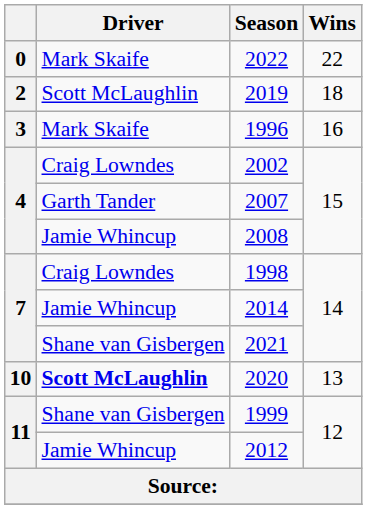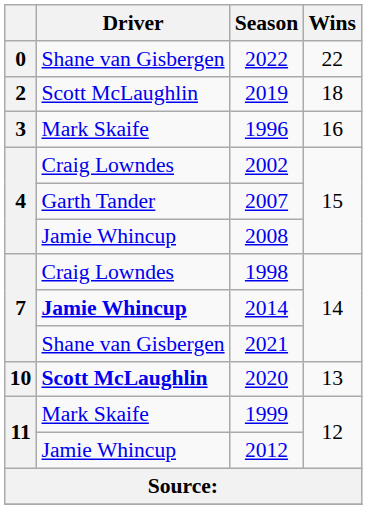(95, 58) Mark Skaife -> (133, 58) Shane van Gisbergen
(109, 307) normal -> (114, 307) bold
(133, 414) Shane van Gisbergen -> (95, 414) Mark Skaife
